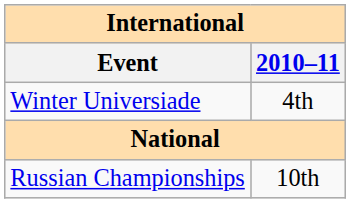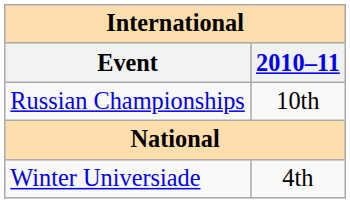rows swapped: (105, 100) <-> (128, 178)
